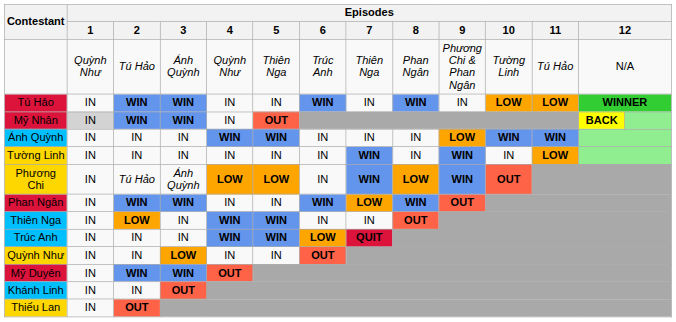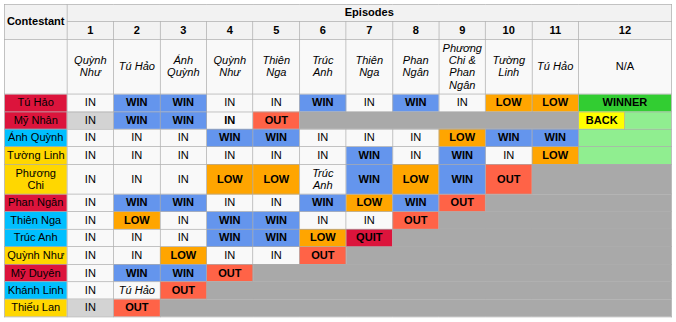(230, 120) normal -> (230, 120) bold
(137, 179) Tú Hảo -> (137, 179) IN
(183, 179) Ánh Quỳnh -> (183, 179) IN
(323, 179) IN -> (323, 179) Trúc Anh
(137, 290) IN -> (137, 290) Tú Hảo
(90, 308) no background -> (90, 308) lightgrey background
